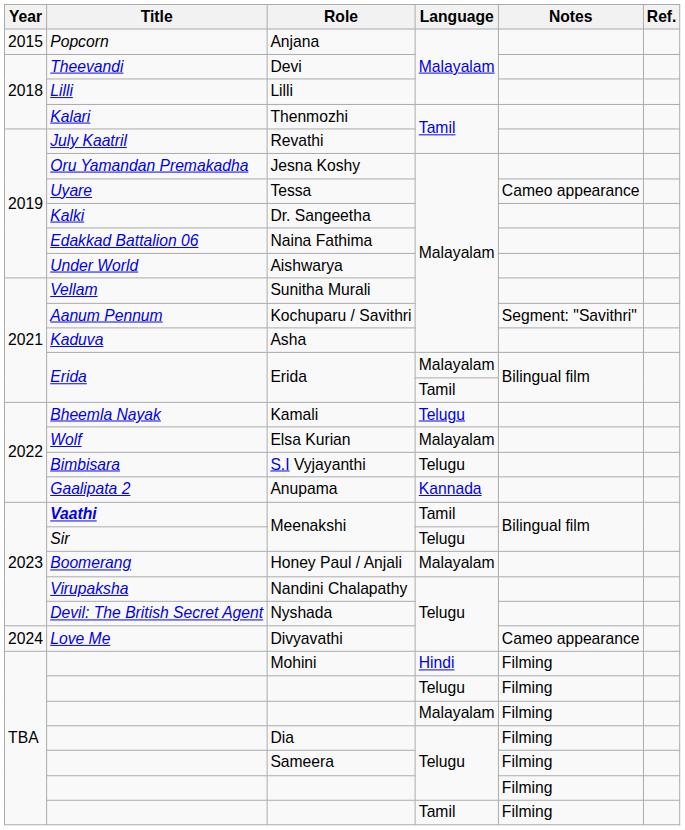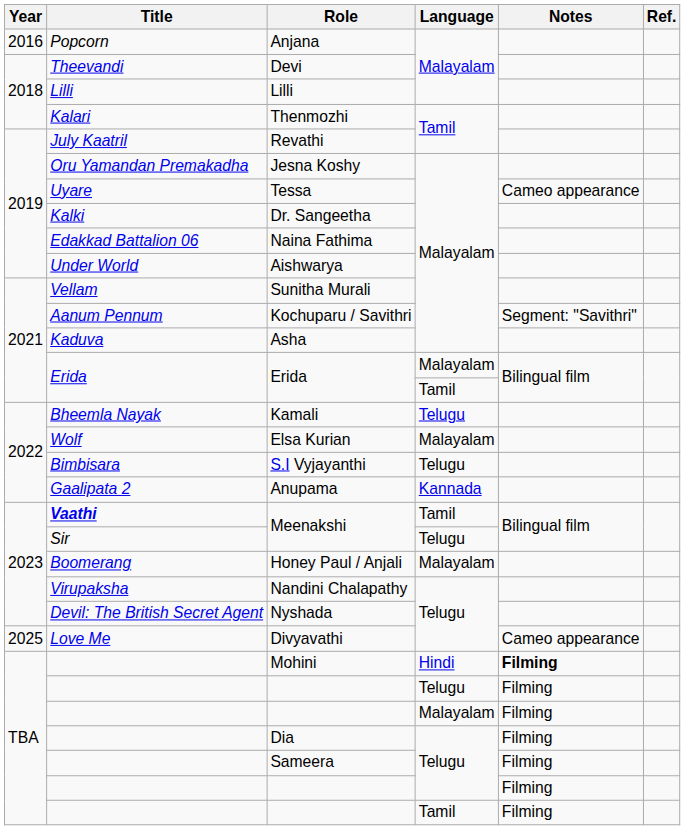(26, 41) 2015 -> (26, 41) 2016
(26, 638) 2024 -> (26, 638) 2025
(527, 663) normal -> (530, 663) bold
